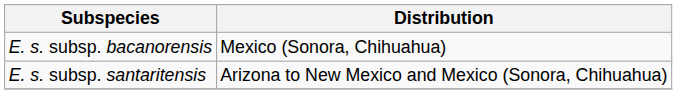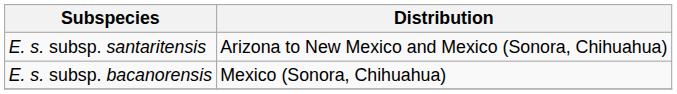rows swapped: (110, 46) <-> (107, 74)
